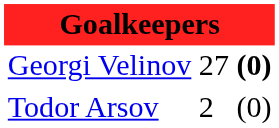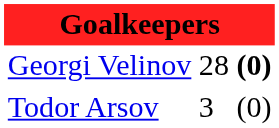(214, 65) 27 -> (214, 65) 28
(206, 106) 2 -> (206, 106) 3
